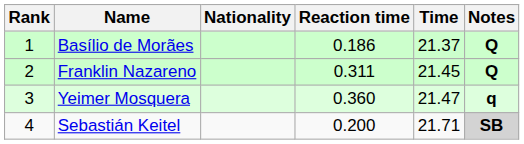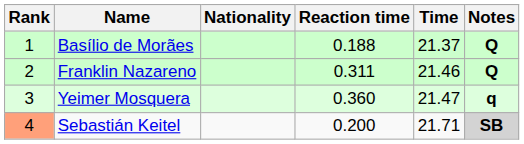(354, 44) 0.186 -> (354, 44) 0.188
(439, 71) 21.45 -> (439, 71) 21.46
(29, 125) no background -> (29, 125) lightsalmon background
